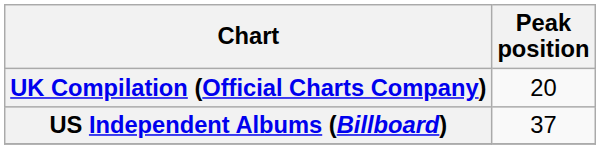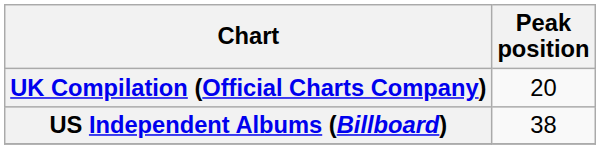(543, 125) 37 -> (543, 125) 38
